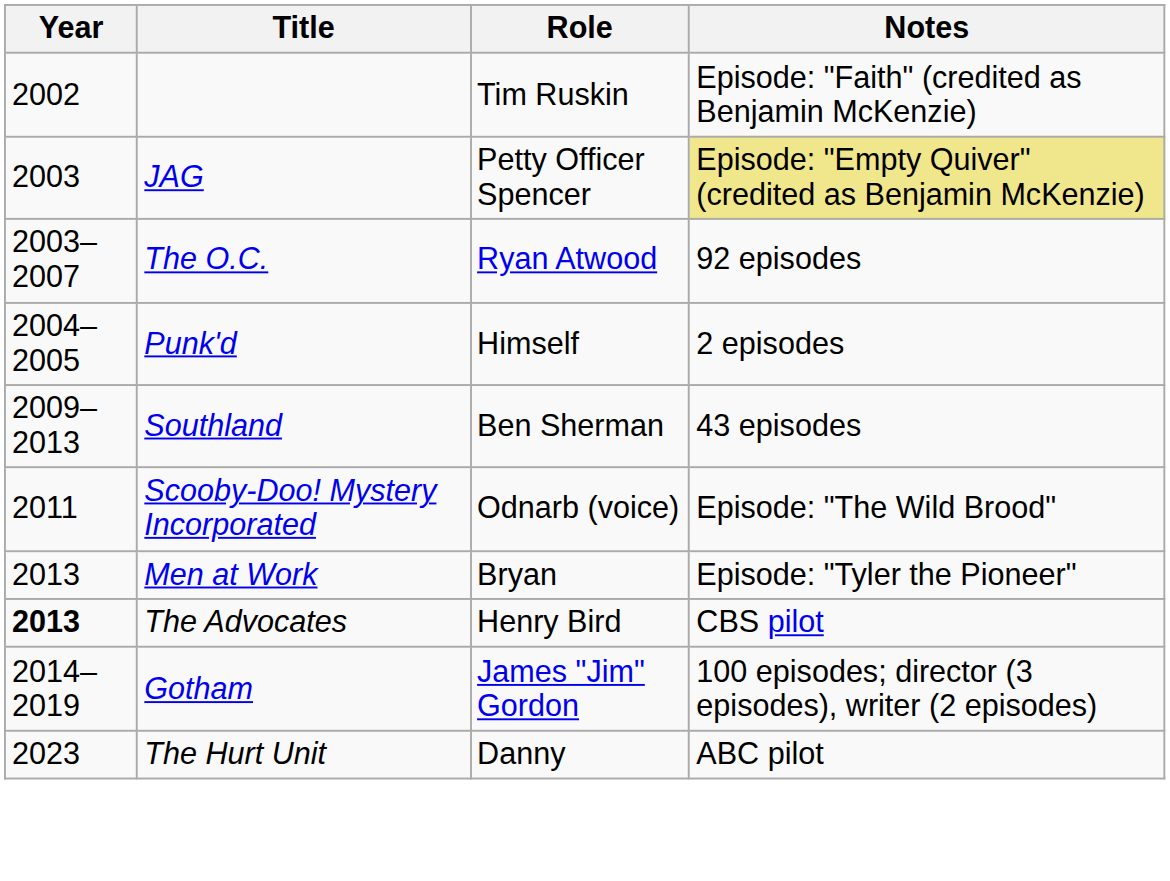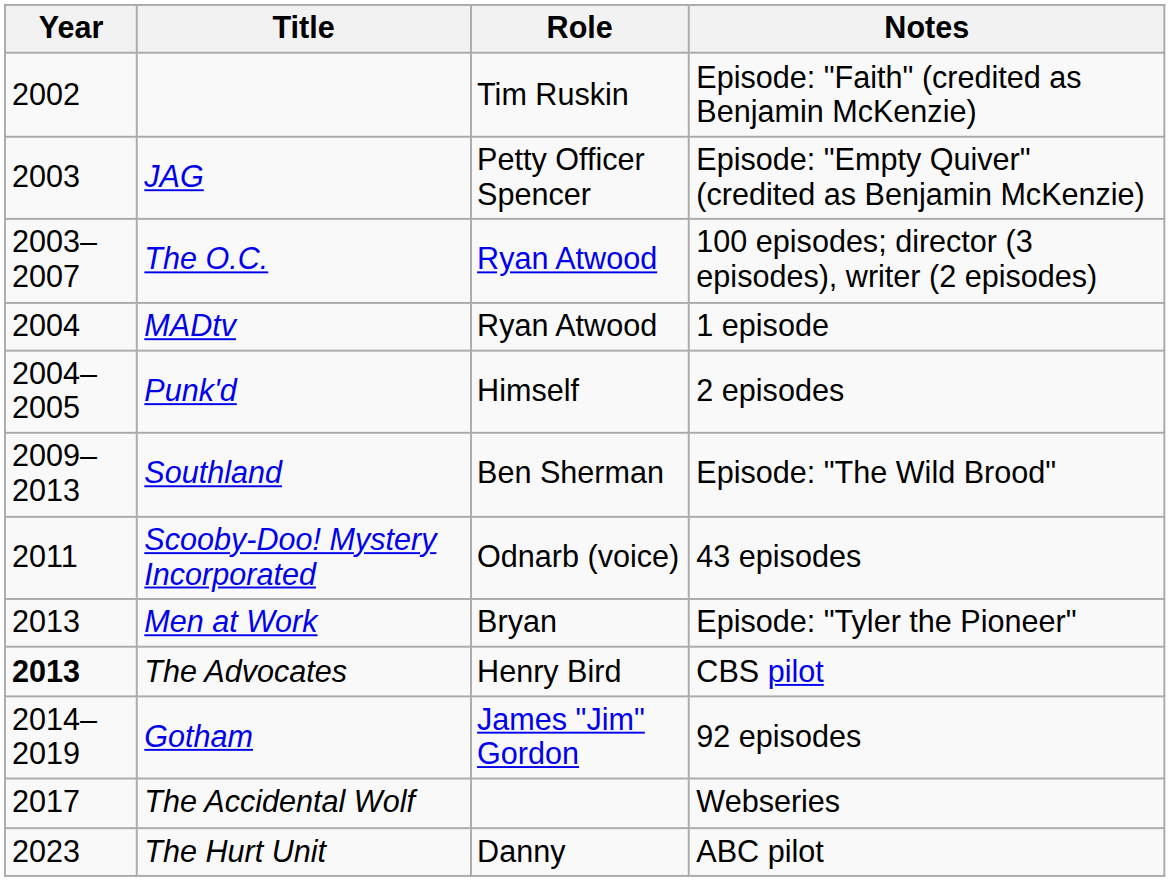(921, 177) khaki background -> (921, 177) no background
(779, 260) 92 episodes -> (897, 260) 100 episodes; director (3 episodes), writer (2 episodes)
+ row: (190, 325)
(779, 425) 43 episodes -> (876, 474) Episode: "The Wild Brood"
(876, 508) Episode: "The Wild Brood" -> (779, 557) 43 episodes
(897, 688) 100 episodes; director (3 episodes), writer (2 episodes) -> (779, 736) 92 episodes
+ row: (280, 802)
